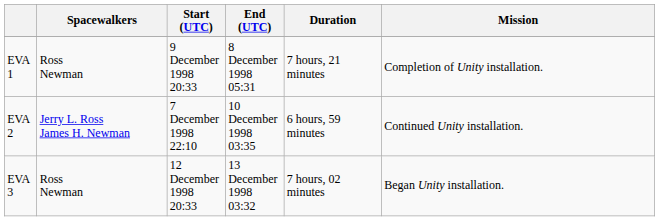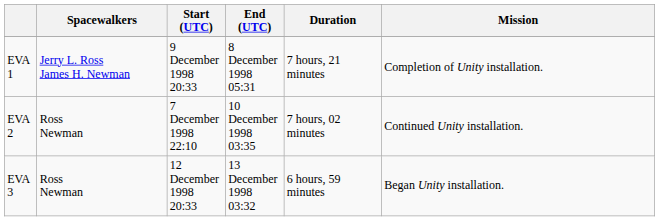(61, 66) Ross Newman -> (85, 66) Jerry L. Ross James H. Newman
(85, 126) Jerry L. Ross James H. Newman -> (61, 126) Ross Newman
(314, 126) 6 hours, 59 minutes -> (314, 126) 7 hours, 02 minutes
(314, 185) 7 hours, 02 minutes -> (314, 185) 6 hours, 59 minutes
